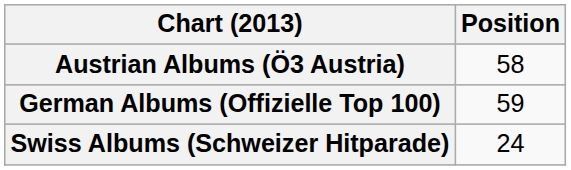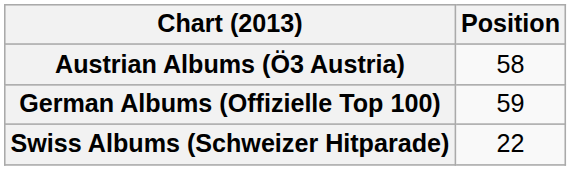(510, 143) 24 -> (510, 143) 22
